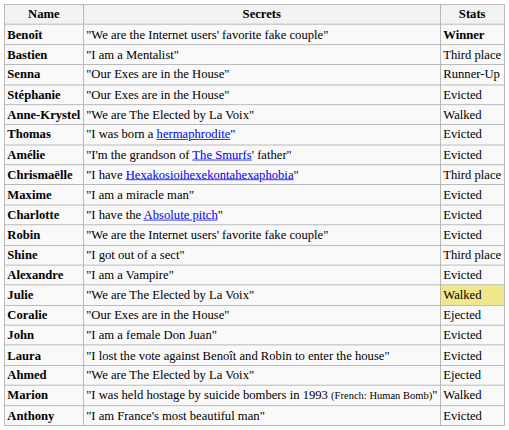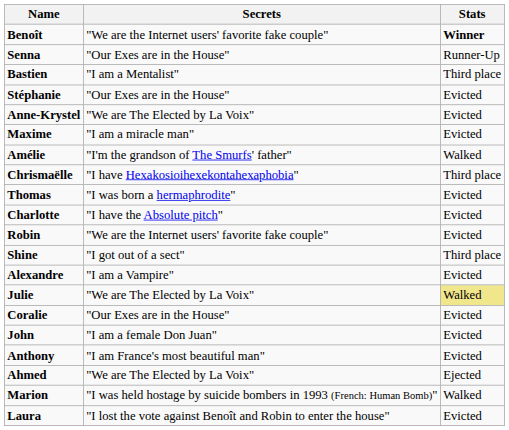rows swapped: (24, 74) <-> (27, 54)
(462, 114) Walked -> (463, 114) Evicted
rows swapped: (29, 134) <-> (29, 194)
(463, 154) Evicted -> (462, 154) Walked
(462, 315) Ejected -> (463, 315) Evicted
rows swapped: (31, 415) <-> (24, 355)
